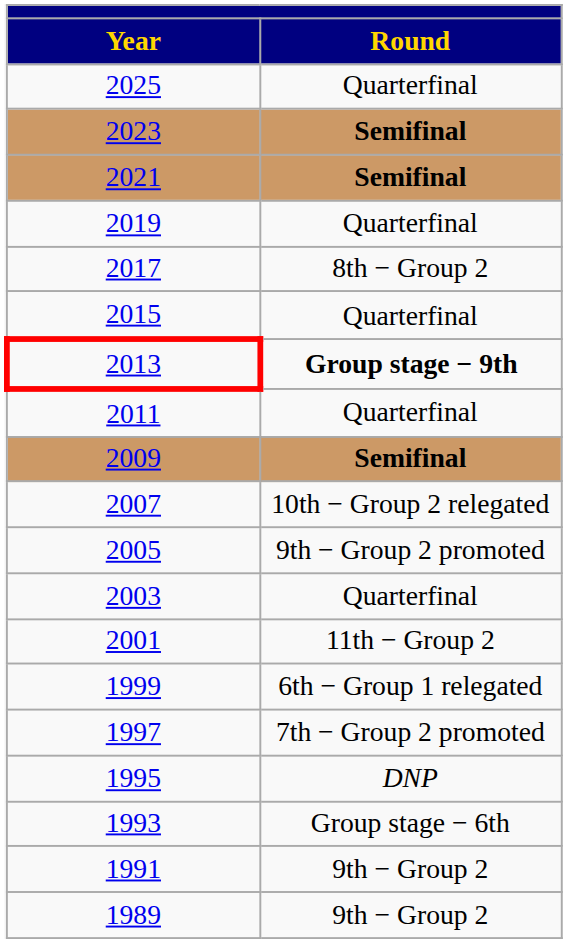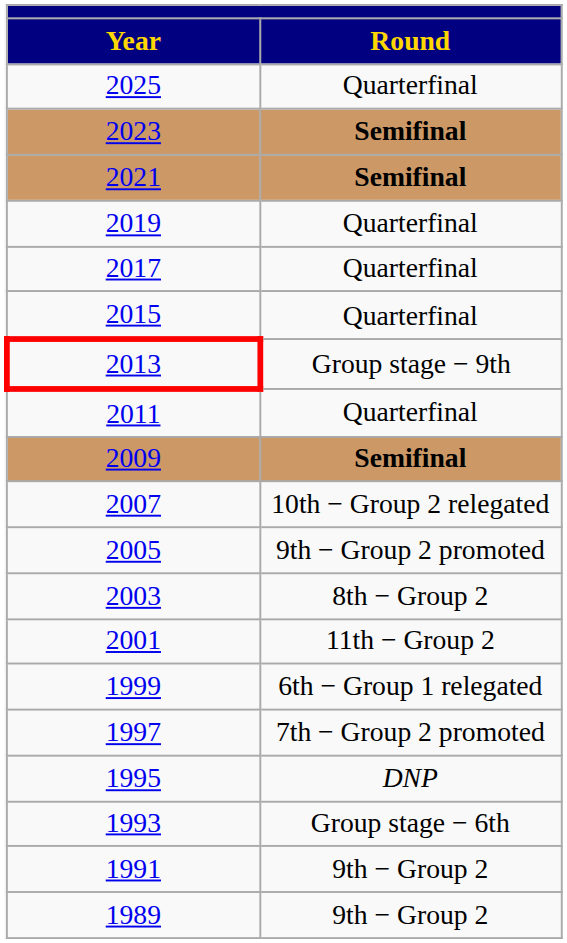(410, 268) 8th − Group 2 -> (410, 268) Quarterfinal
(411, 363) bold -> (411, 363) normal
(410, 595) Quarterfinal -> (410, 595) 8th − Group 2
